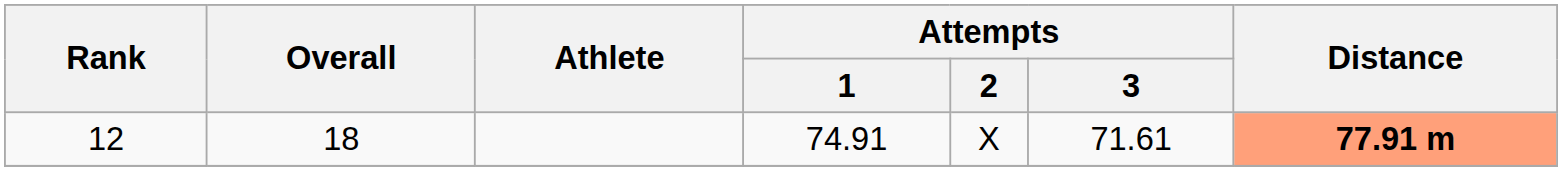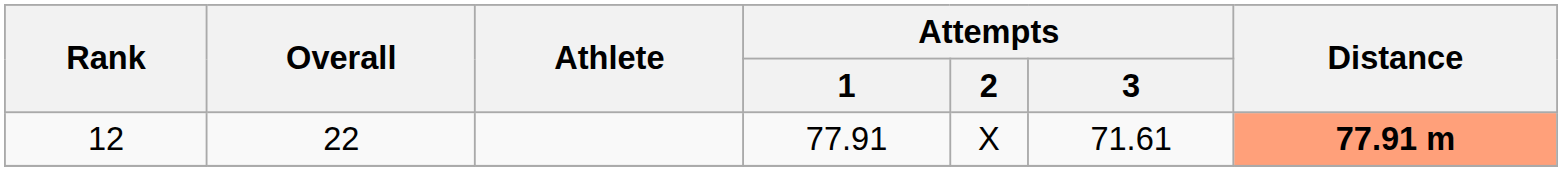(341, 138) 18 -> (341, 138) 22
(847, 138) 74.91 -> (847, 138) 77.91
